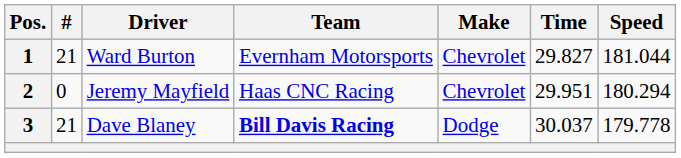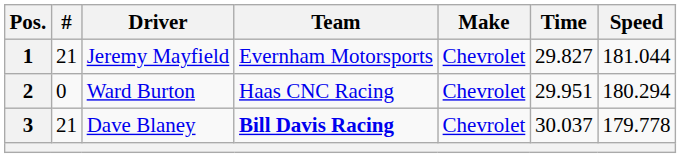(141, 56) Ward Burton -> (158, 56) Jeremy Mayfield
(158, 91) Jeremy Mayfield -> (141, 91) Ward Burton
(471, 125) Dodge -> (484, 125) Chevrolet
